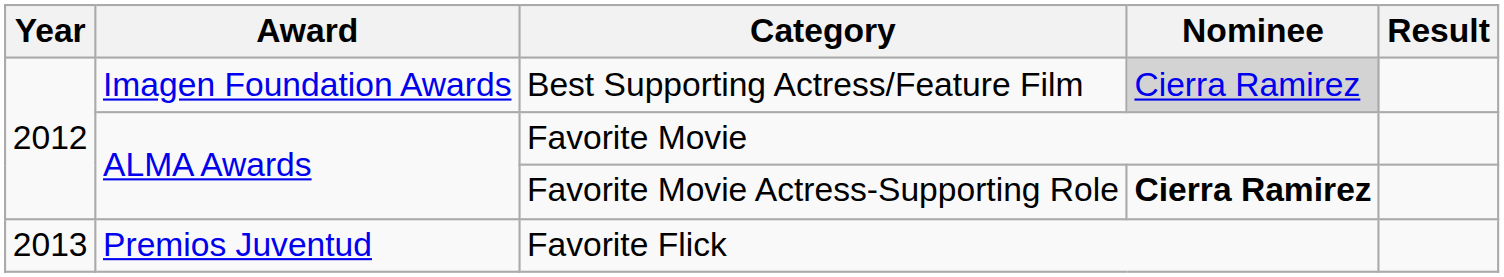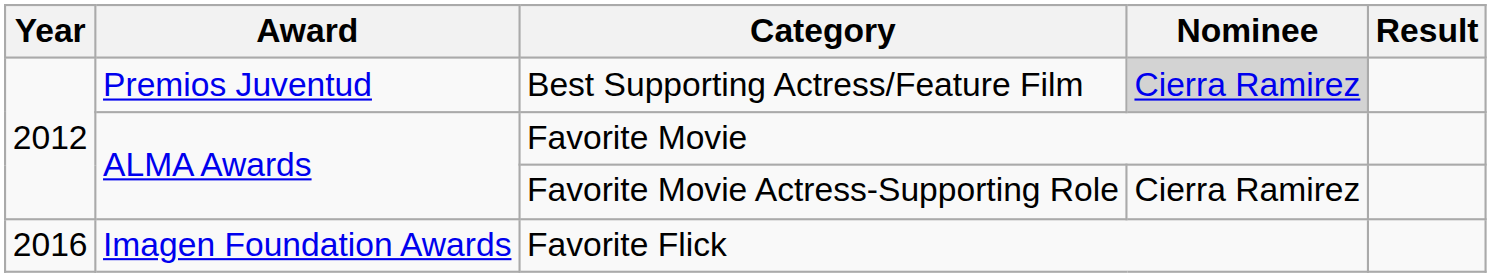(307, 84) Imagen Foundation Awards -> (237, 84) Premios Juventud
(1253, 191) bold -> (1247, 191) normal
(50, 244) 2013 -> (50, 244) 2016
(237, 244) Premios Juventud -> (307, 244) Imagen Foundation Awards
